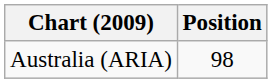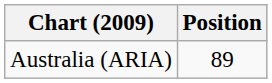(222, 59) 98 -> (222, 59) 89
